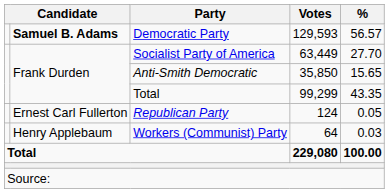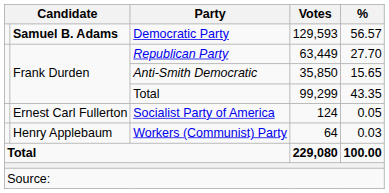(204, 53) Socialist Party of America -> (181, 53) Republican Party
(181, 113) Republican Party -> (204, 113) Socialist Party of America
